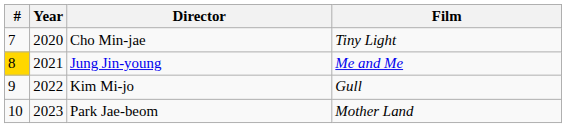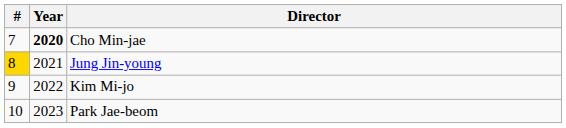- column: (447, 16)
(48, 39) normal -> (48, 39) bold
